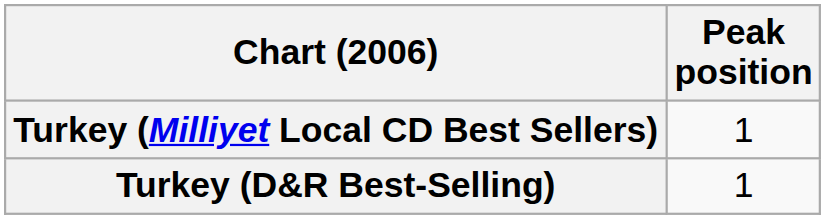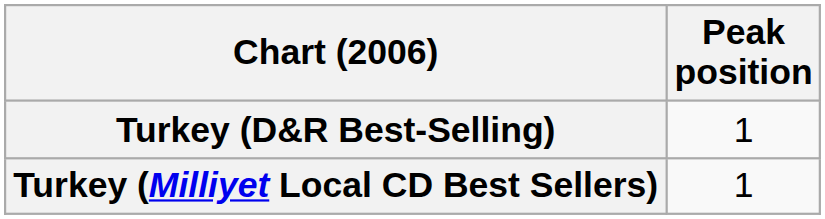rows swapped: (336, 185) <-> (336, 128)
